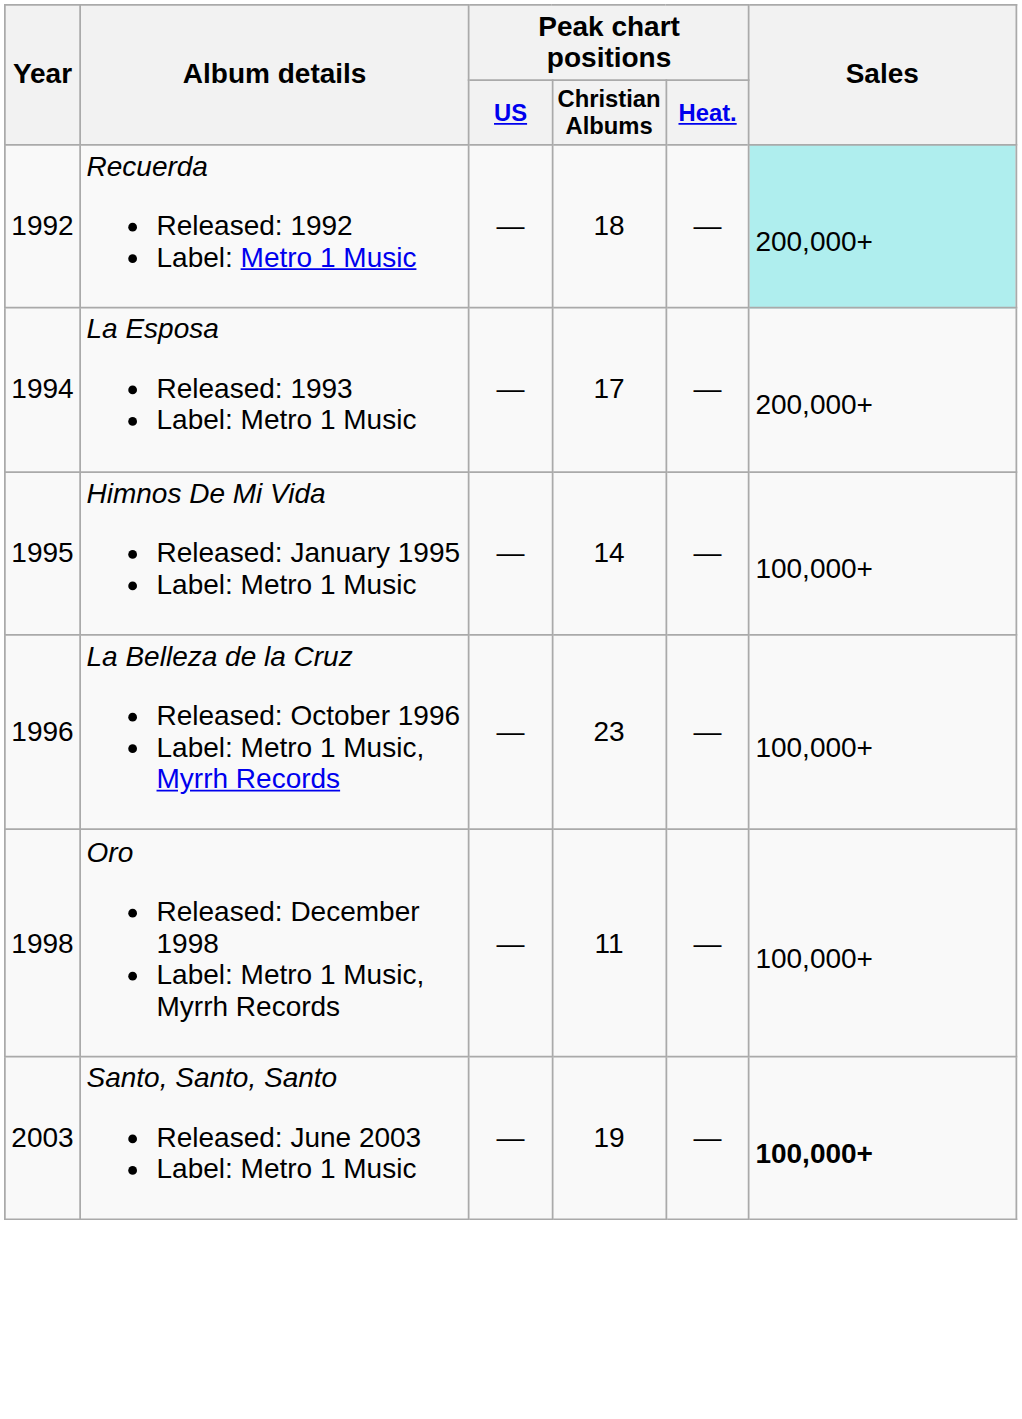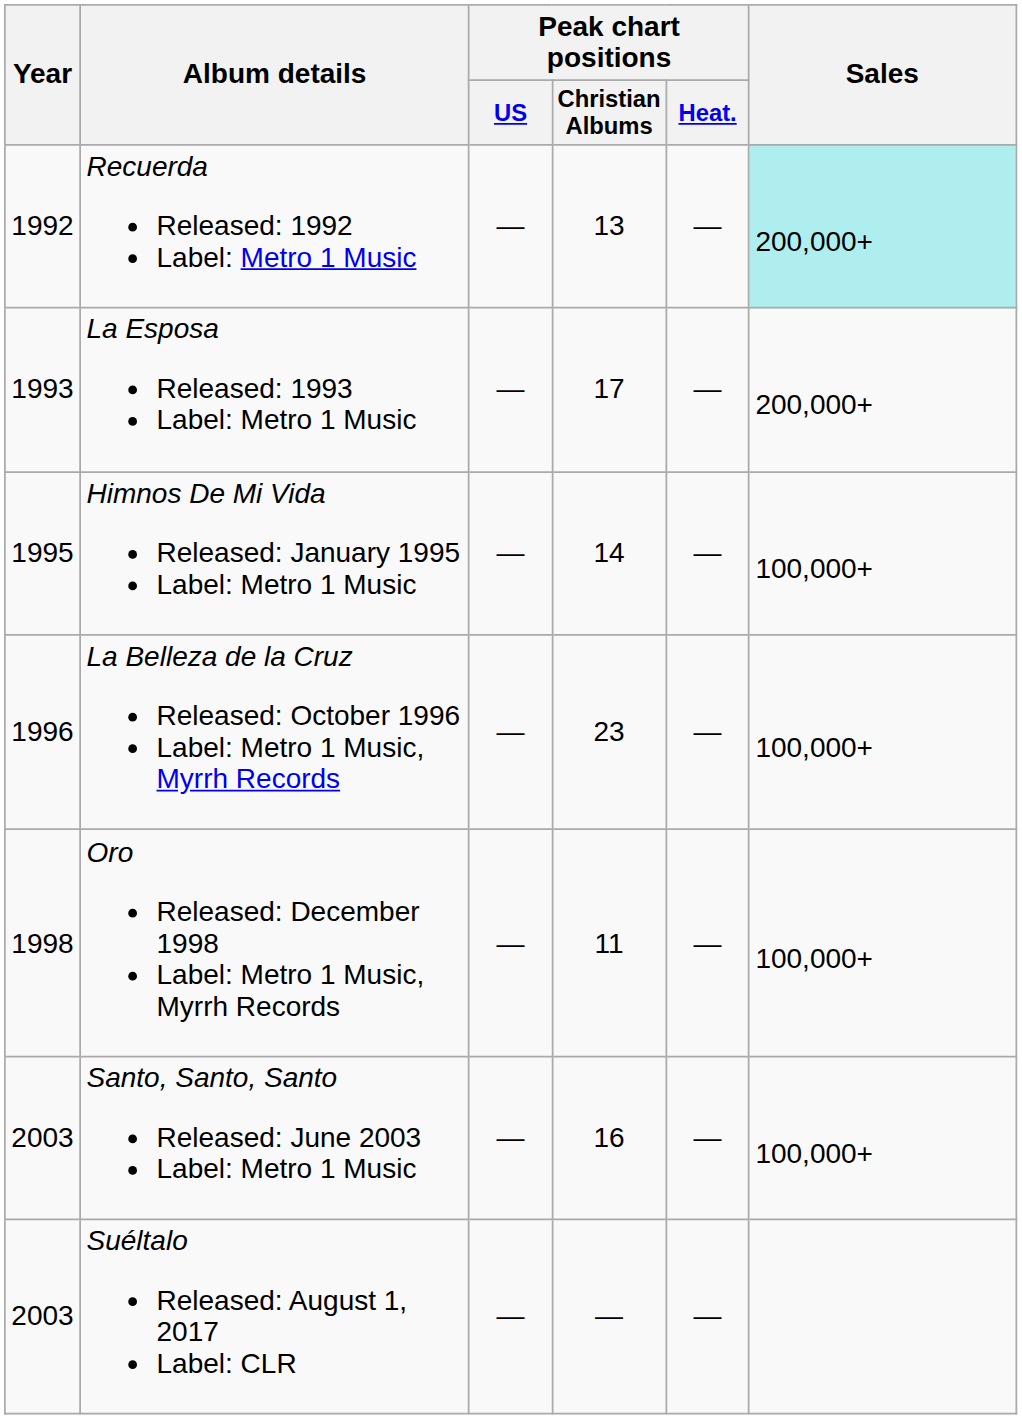(609, 225) 18 -> (609, 225) 13
(42, 389) 1994 -> (42, 389) 1993
(609, 1137) 19 -> (609, 1137) 16
(814, 1153) bold -> (814, 1153) normal
+ row: (275, 1303)
